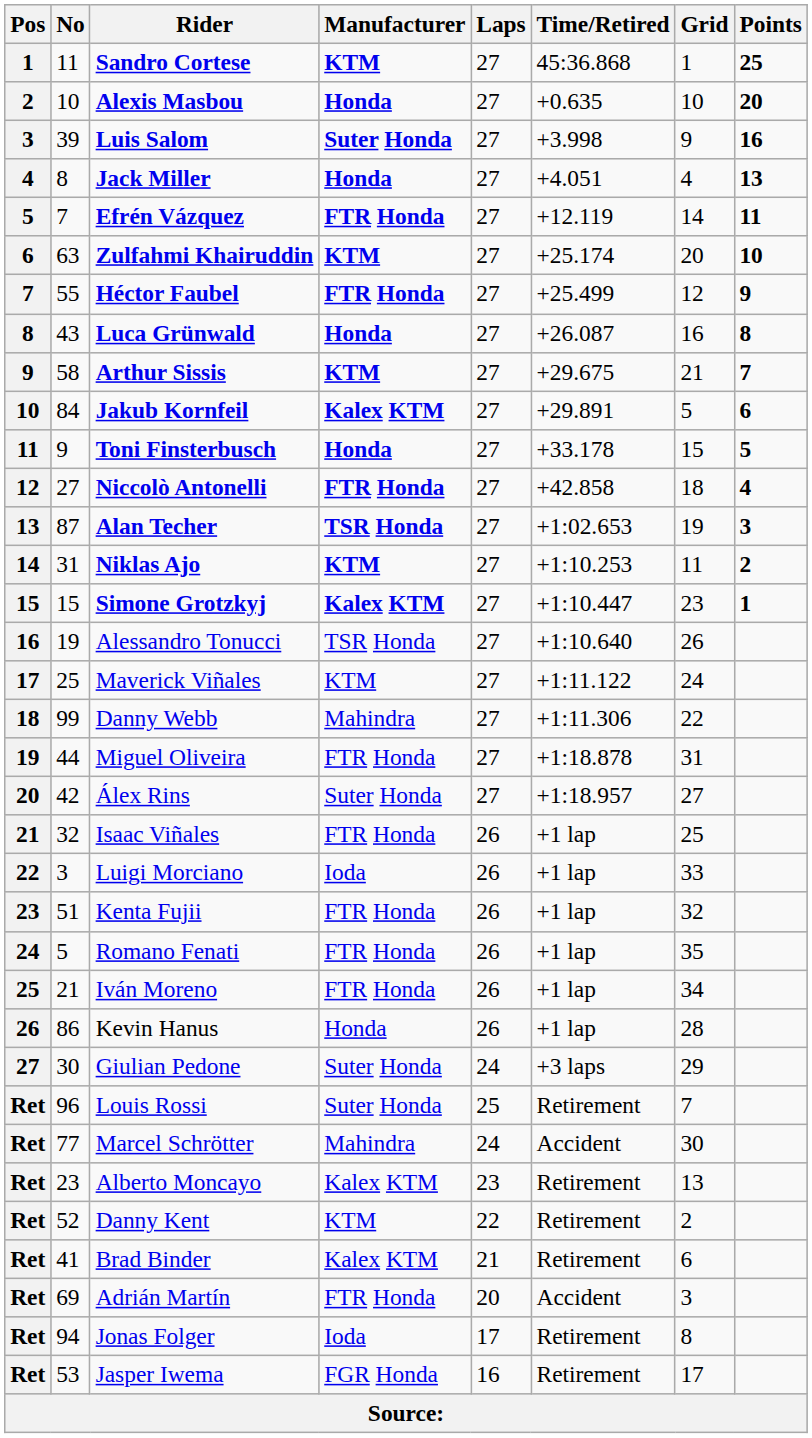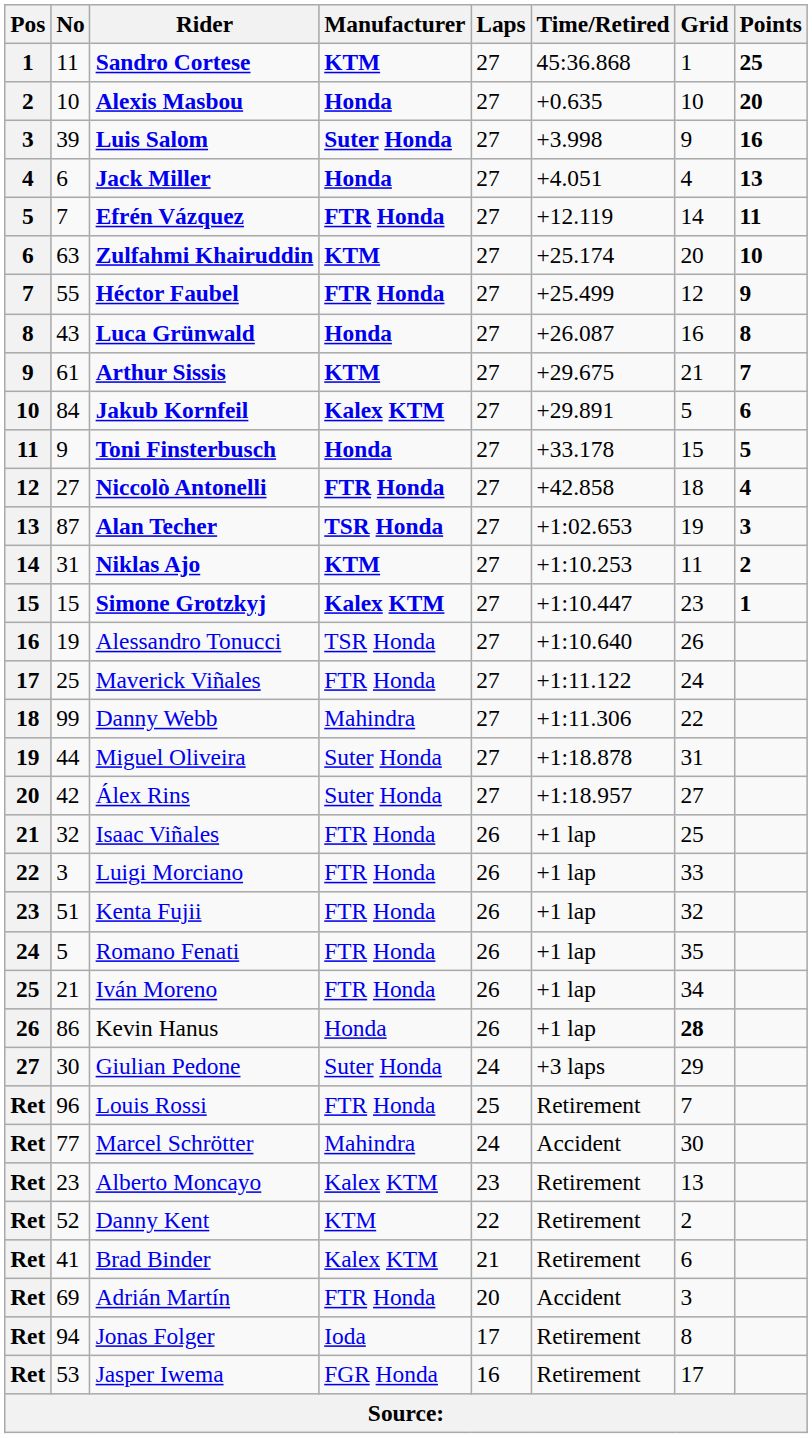(62, 178) 8 -> (62, 178) 6
(68, 371) 58 -> (68, 371) 61
(350, 680) KTM -> (380, 680) FTR Honda
(380, 757) FTR Honda -> (383, 757) Suter Honda
(345, 873) Ioda -> (380, 873) FTR Honda
(692, 1027) normal -> (692, 1027) bold
(383, 1104) Suter Honda -> (380, 1104) FTR Honda
